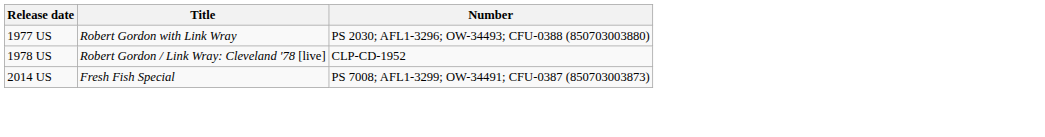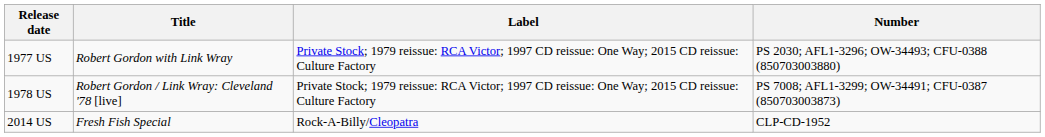+ column: (523, 22)
(369, 56) CLP-CD-1952 -> (872, 94) PS 7008; AFL1-3299; OW-34491; CFU-0387 (850703003873)
(491, 77) PS 7008; AFL1-3299; OW-34491; CFU-0387 (850703003873) -> (793, 122) CLP-CD-1952
